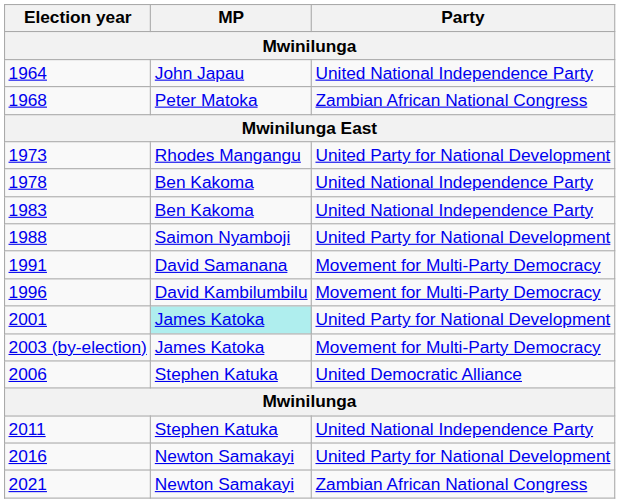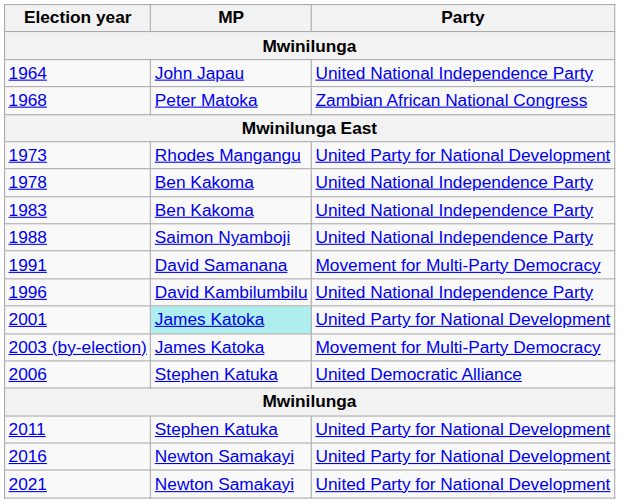(463, 237) United Party for National Development -> (454, 237) United National Independence Party
(458, 292) Movement for Multi-Party Democracy -> (454, 292) United National Independence Party
(454, 429) United National Independence Party -> (463, 429) United Party for National Development
(451, 484) Zambian African National Congress -> (463, 484) United Party for National Development
